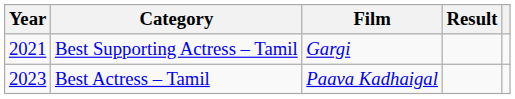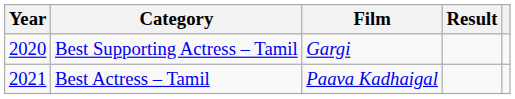(28, 49) 2021 -> (28, 49) 2020
(28, 78) 2023 -> (28, 78) 2021
